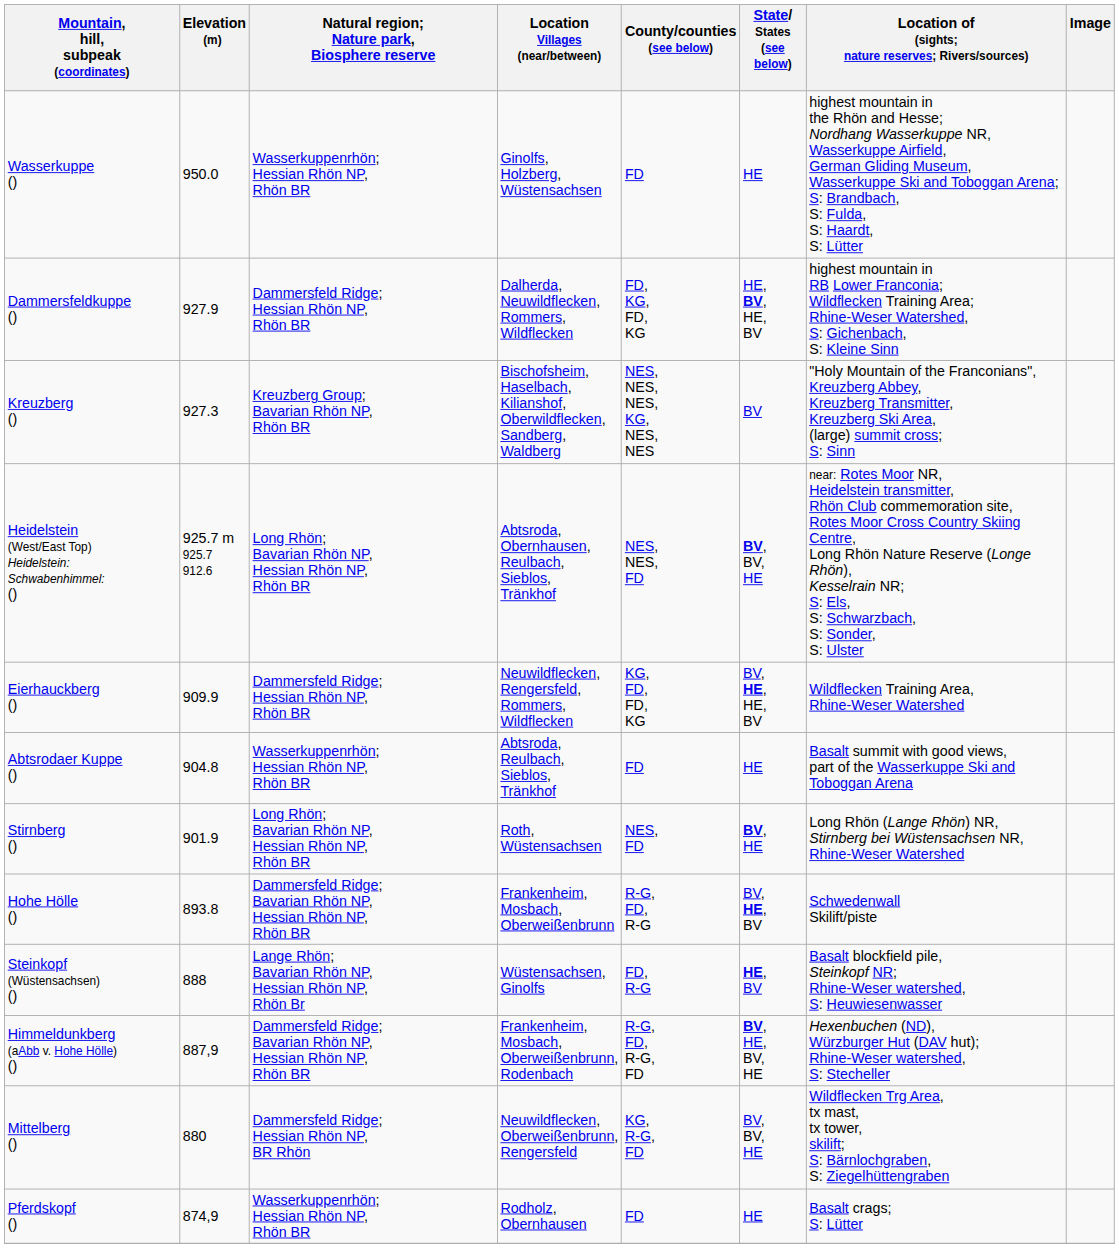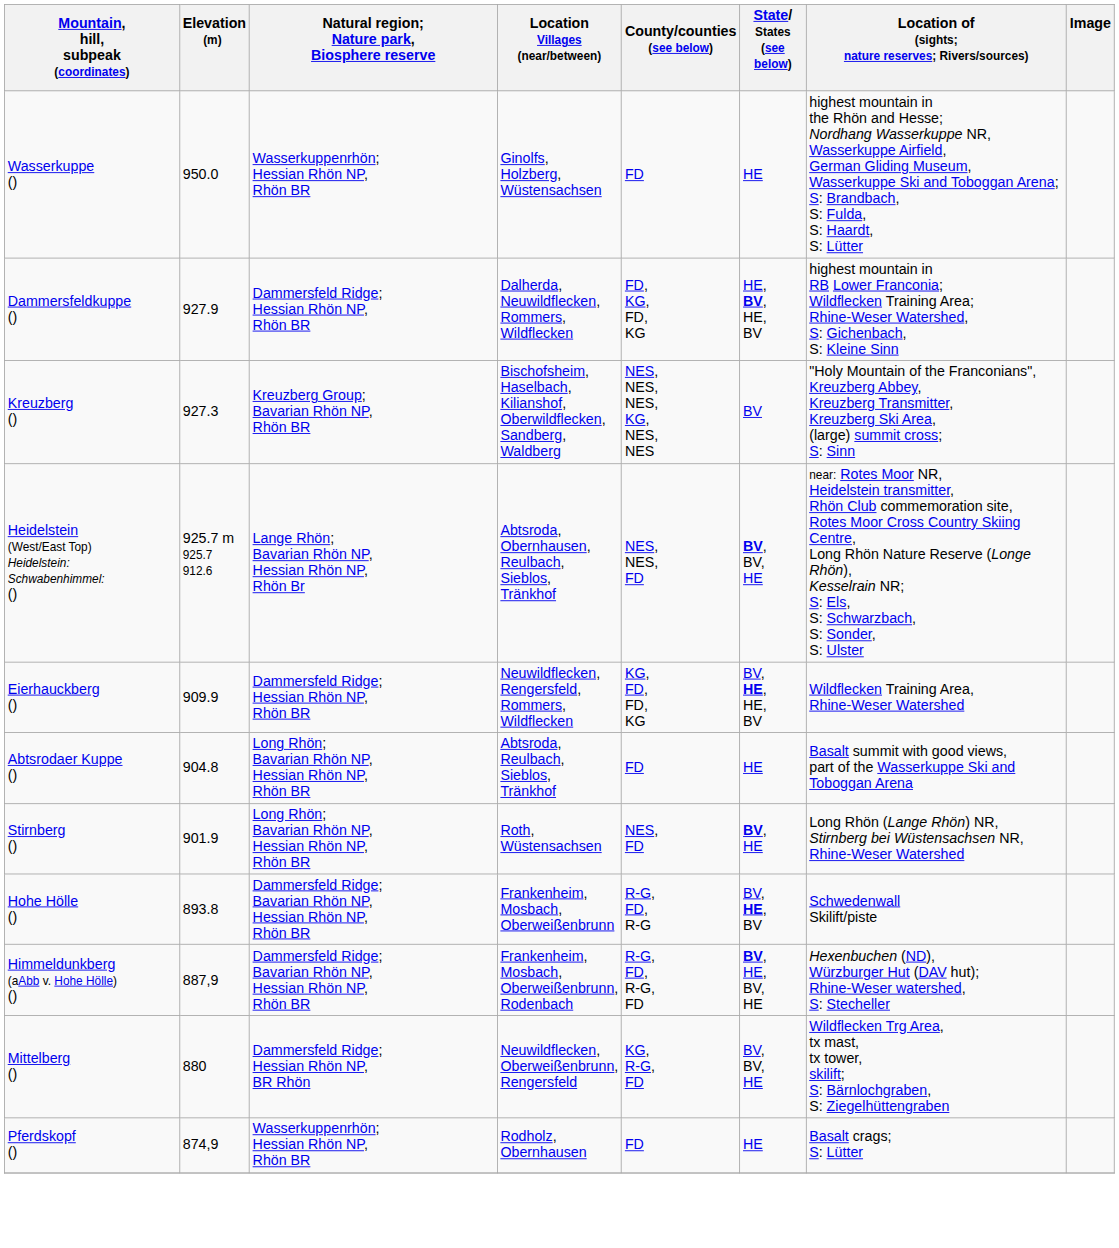(313, 562) Long Rhön; Bavarian Rhön NP, Hessian Rhön NP, Rhön BR -> (313, 562) Lange Rhön; Bavarian Rhön NP, Hessian Rhön NP, Rhön Br
(316, 768) Wasserkuppenrhön; Hessian Rhön NP, Rhön BR -> (313, 768) Long Rhön; Bavarian Rhön NP, Hessian Rhön NP, Rhön BR
- row: (54, 979)
